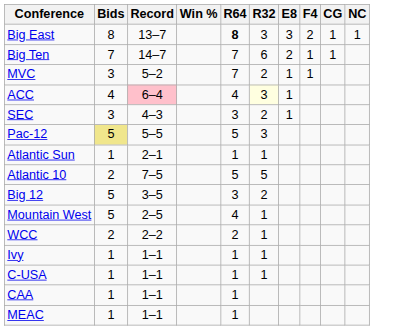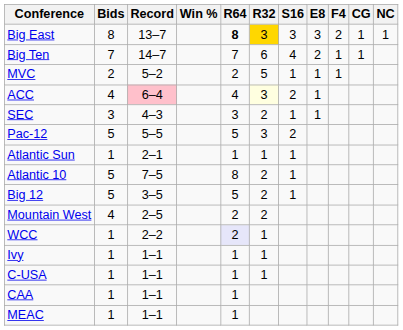+ column: (293, 14)
(264, 34) no background -> (264, 34) gold background
(111, 74) 3 -> (111, 74) 2
(235, 74) 7 -> (235, 74) 2
(264, 74) 2 -> (264, 74) 5
(111, 134) khaki background -> (111, 134) no background
(111, 174) 2 -> (111, 174) 5
(235, 174) 5 -> (235, 174) 8
(264, 174) 5 -> (264, 174) 2
(235, 194) 3 -> (235, 194) 5
(111, 214) 5 -> (111, 214) 4
(235, 214) 4 -> (235, 214) 2
(264, 214) 1 -> (264, 214) 2
(111, 235) 2 -> (111, 235) 1
(235, 235) no background -> (235, 235) lavender background
